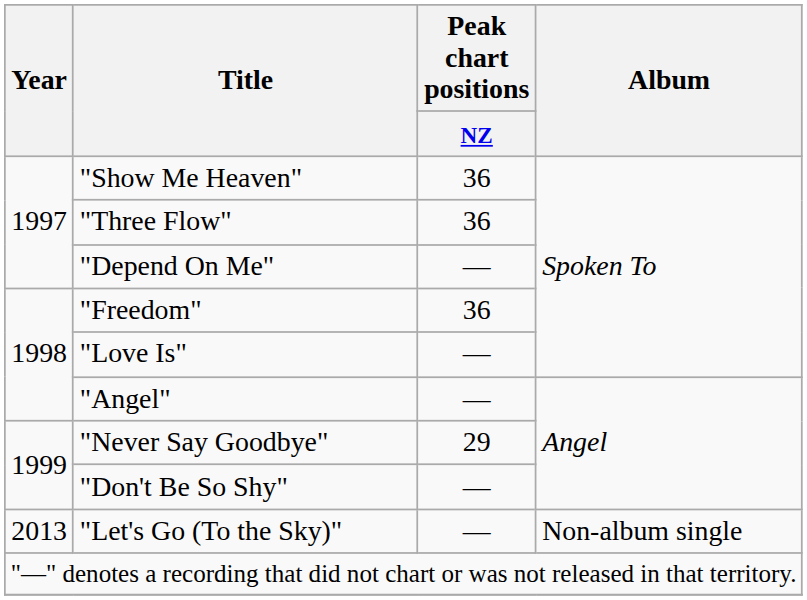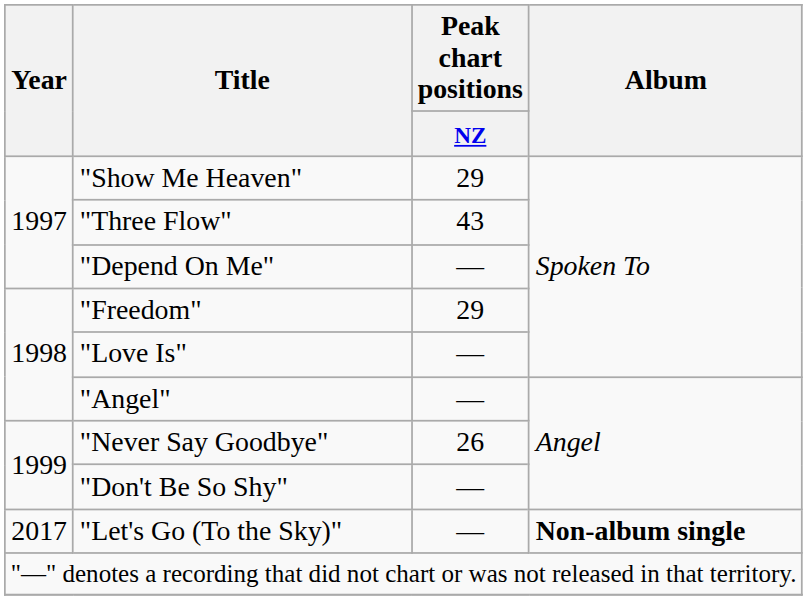(477, 177) 36 -> (470, 177) 29
(477, 221) 36 -> (470, 221) 43
(477, 309) 36 -> (470, 309) 29
(477, 442) 29 -> (470, 442) 26
(39, 530) 2013 -> (39, 530) 2017
(642, 530) normal -> (641, 530) bold
